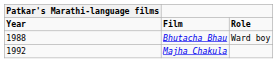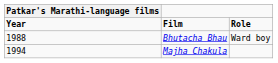(16, 51) 1992 -> (16, 51) 1994
